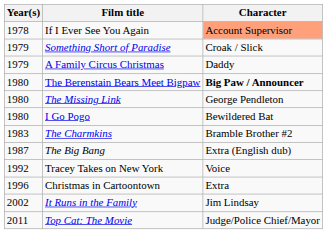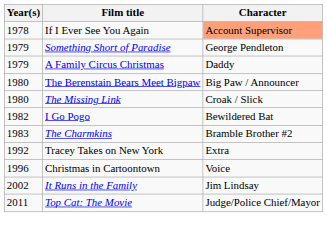(234, 47) Croak / Slick -> (244, 47) George Pendleton
(255, 82) bold -> (252, 82) normal
(244, 99) George Pendleton -> (234, 99) Croak / Slick
(18, 116) 1980 -> (18, 116) 1982
- row: (75, 151)
(218, 168) Voice -> (217, 151) Extra
(217, 185) Extra -> (218, 168) Voice
